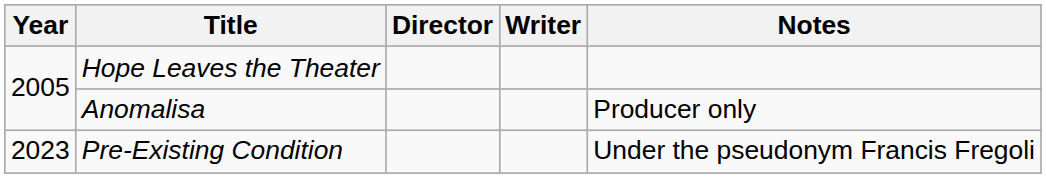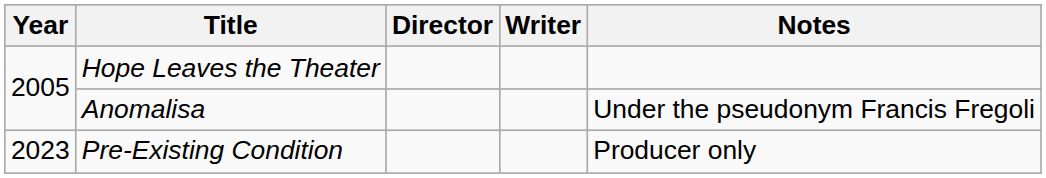(675, 109) Producer only -> (814, 109) Under the pseudonym Francis Fregoli
(814, 151) Under the pseudonym Francis Fregoli -> (675, 151) Producer only
